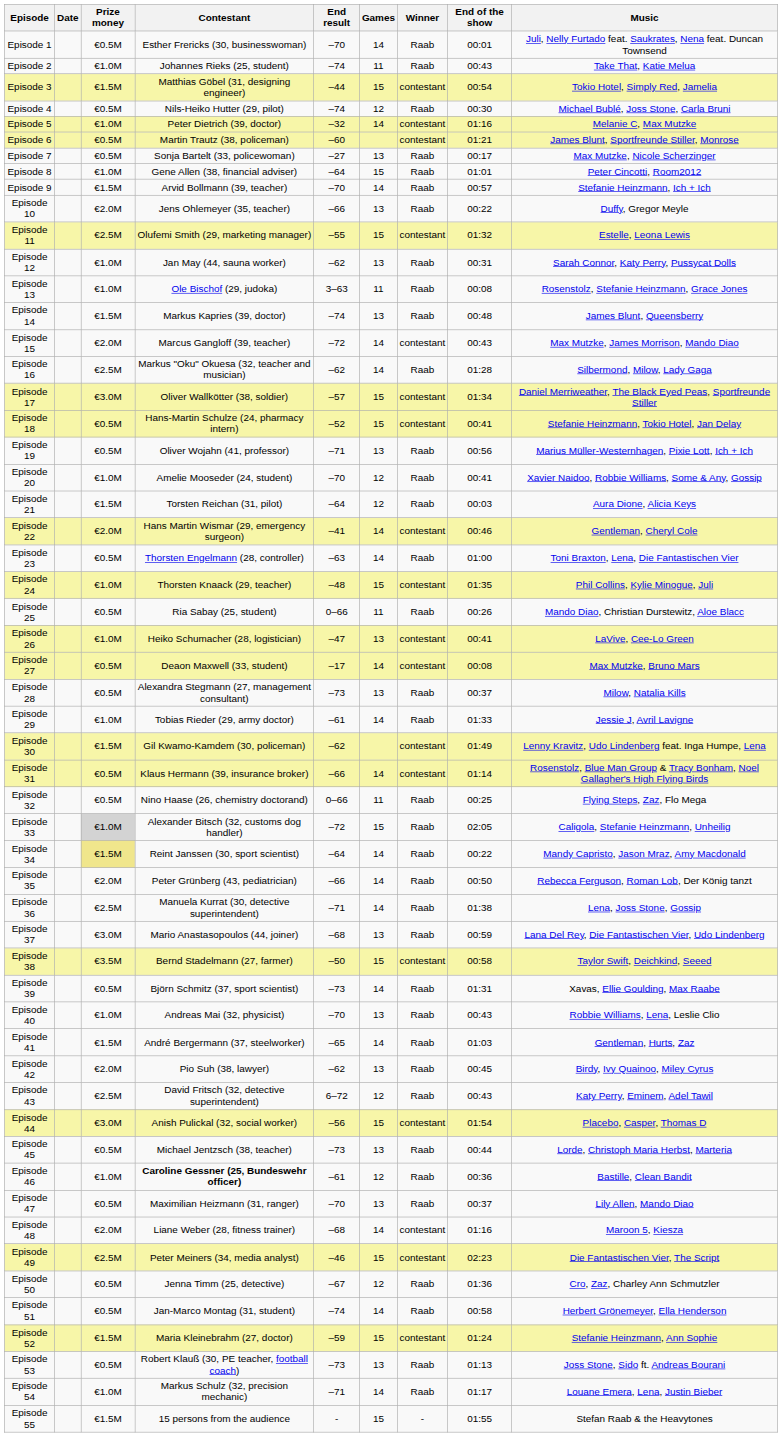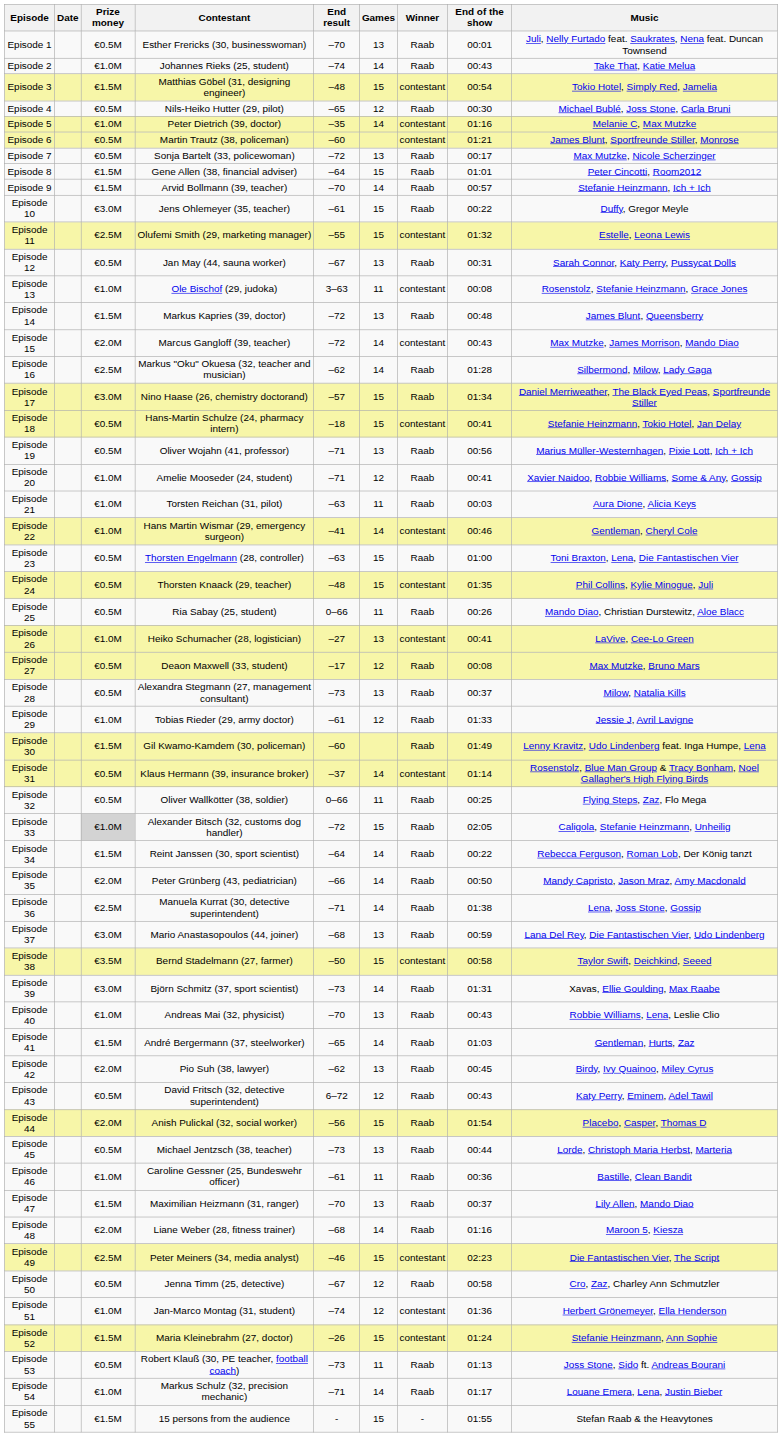(378, 44) 14 -> (378, 44) 13
(378, 66) 11 -> (378, 66) 14
(337, 87) –44 -> (337, 87) –48
(337, 108) –74 -> (337, 108) –65
(337, 124) –32 -> (337, 124) –35
(337, 155) –27 -> (337, 155) –72
(108, 171) €1.0M -> (108, 171) €1.5M
(108, 208) €2.0M -> (108, 208) €3.0M
(337, 208) –66 -> (337, 208) –61
(378, 208) 13 -> (378, 208) 15
(108, 262) €1.0M -> (108, 262) €0.5M
(337, 262) –62 -> (337, 262) –67
(422, 289) Raab -> (422, 289) contestant
(337, 316) –74 -> (337, 316) –72
(224, 396) Oliver Wallkötter (38, soldier) -> (224, 396) Nino Haase (26, chemistry doctorand)
(422, 396) contestant -> (422, 396) Raab
(337, 423) –52 -> (337, 423) –18
(337, 477) –70 -> (337, 477) –71
(108, 504) €1.5M -> (108, 504) €1.0M
(337, 504) –64 -> (337, 504) –63
(378, 504) 12 -> (378, 504) 11
(108, 531) €2.0M -> (108, 531) €1.0M
(378, 558) 14 -> (378, 558) 15
(108, 585) €1.0M -> (108, 585) €0.5M
(337, 639) –47 -> (337, 639) –27
(378, 665) 14 -> (378, 665) 12
(422, 665) contestant -> (422, 665) Raab
(378, 719) 14 -> (378, 719) 12
(337, 746) –62 -> (337, 746) –60
(422, 746) contestant -> (422, 746) Raab
(337, 773) –66 -> (337, 773) –37
(224, 800) Nino Haase (26, chemistry doctorand) -> (224, 800) Oliver Wallkötter (38, soldier)
(108, 854) khaki background -> (108, 854) no background
(645, 854) Mandy Capristo, Jason Mraz, Amy Macdonald -> (645, 854) Rebecca Ferguson, Roman Lob, Der König tanzt
(645, 881) Rebecca Ferguson, Roman Lob, Der König tanzt -> (645, 881) Mandy Capristo, Jason Mraz, Amy Macdonald
(108, 988) €0.5M -> (108, 988) €3.0M
(108, 1096) €2.5M -> (108, 1096) €0.5M
(108, 1123) €3.0M -> (108, 1123) €2.0M
(422, 1123) contestant -> (422, 1123) Raab
(224, 1176) bold -> (224, 1176) normal
(378, 1176) 12 -> (378, 1176) 11
(108, 1203) €0.5M -> (108, 1203) €1.5M
(422, 1230) contestant -> (422, 1230) Raab
(480, 1284) 01:36 -> (480, 1284) 00:58
(108, 1311) €0.5M -> (108, 1311) €1.0M
(378, 1311) 14 -> (378, 1311) 12
(422, 1311) Raab -> (422, 1311) contestant
(480, 1311) 00:58 -> (480, 1311) 01:36
(337, 1338) –59 -> (337, 1338) –26
(378, 1365) 13 -> (378, 1365) 11
